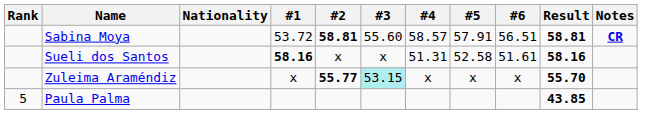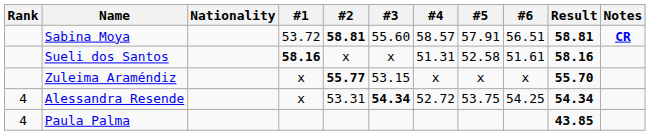(383, 78) paleturquoise background -> (391, 78) no background
+ row: (114, 99)
(23, 99) 5 -> (23, 120) 4
